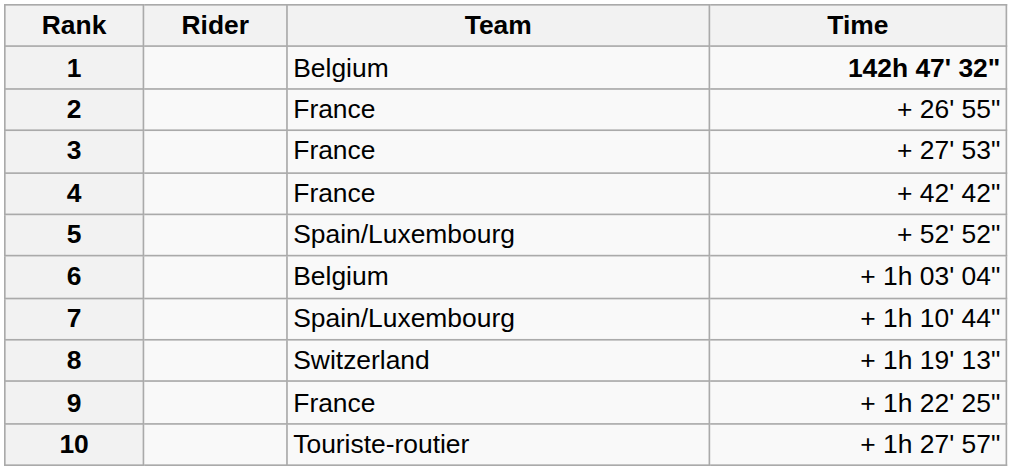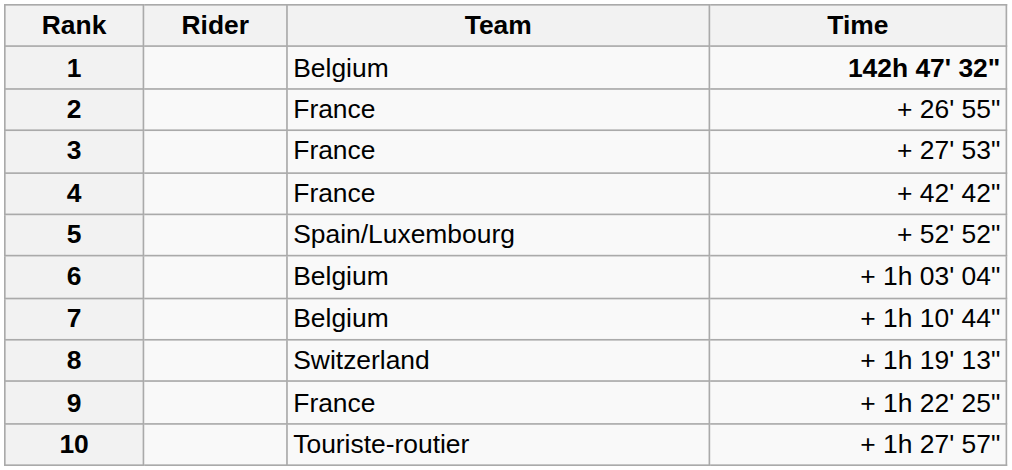(404, 318) Spain/Luxembourg -> (341, 318) Belgium
